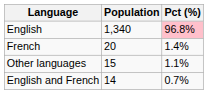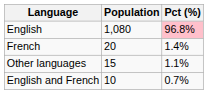(118, 30) 1,340 -> (118, 30) 1,080
(110, 81) 14 -> (110, 81) 10
